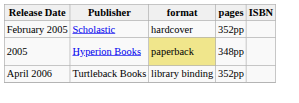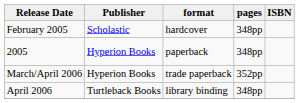(231, 29) 352pp -> (249, 29) 348pp
(172, 51) khaki background -> (187, 51) no background
+ row: (44, 73)
(231, 73) 352pp -> (249, 90) 348pp
